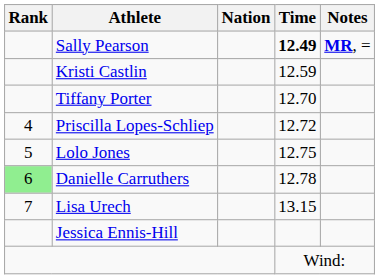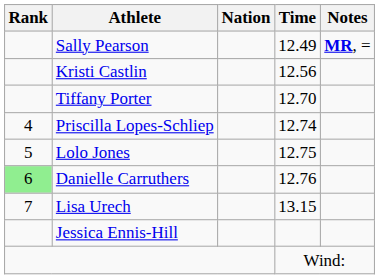(297, 44) bold -> (297, 44) normal
(297, 71) 12.59 -> (297, 71) 12.56
(297, 125) 12.72 -> (297, 125) 12.74
(297, 179) 12.78 -> (297, 179) 12.76
